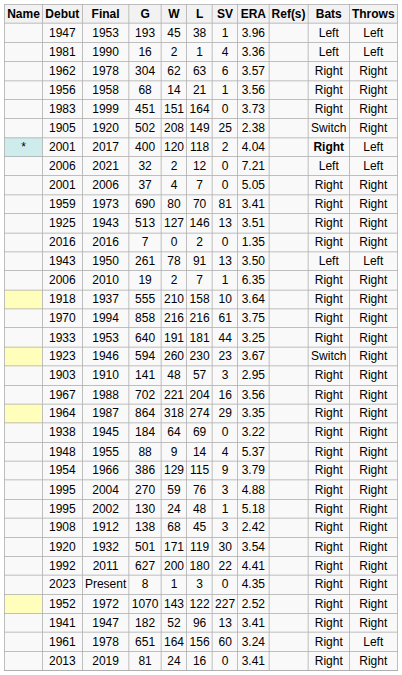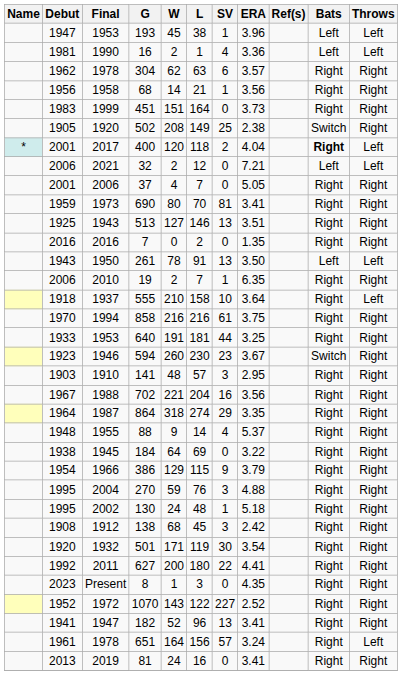(373, 299) Right -> (373, 299) Left
rows swapped: (145, 432) <-> (145, 451)
(225, 642) 60 -> (225, 642) 57
